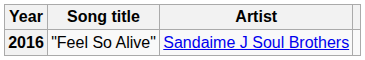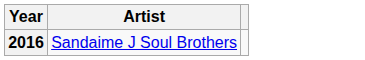- column: (104, 17)
